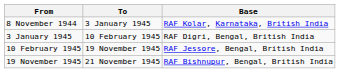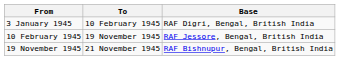- row: (41, 23)
